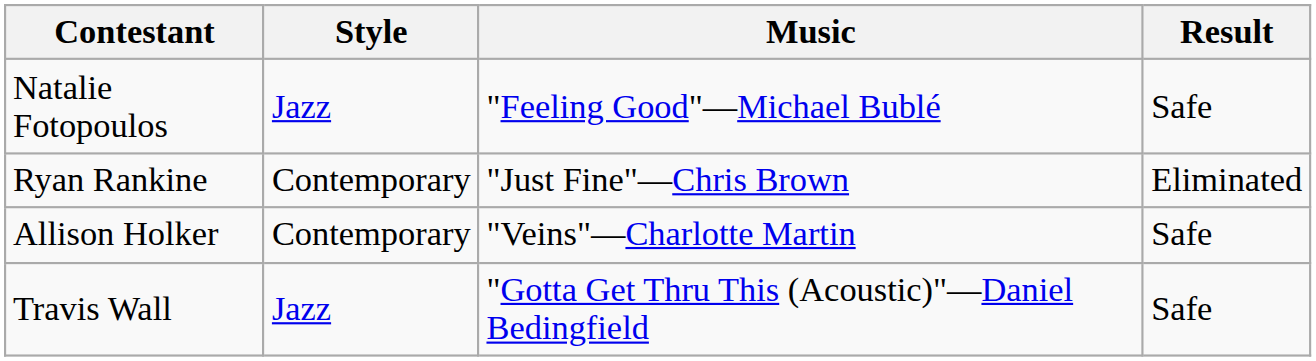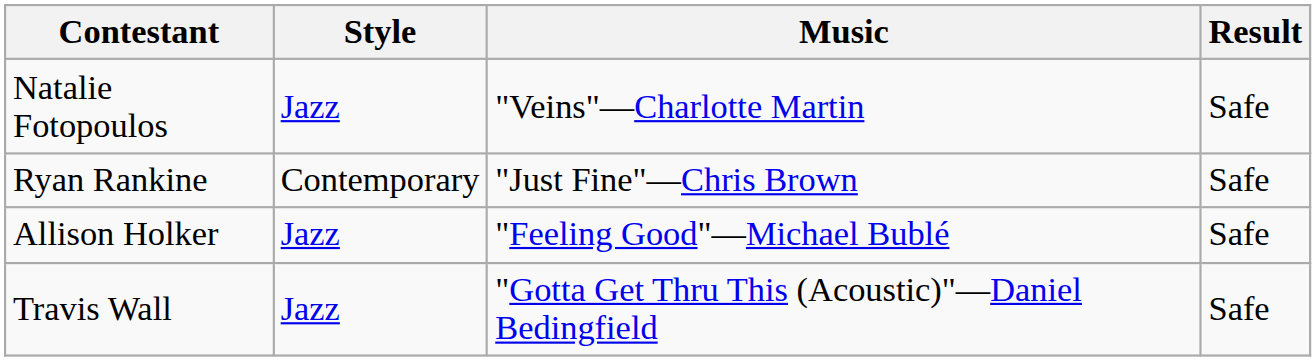(714, 105) "Feeling Good"—Michael Bublé -> (680, 105) "Veins"—Charlotte Martin
(1227, 179) Eliminated -> (1239, 179) Safe
(371, 234) Contemporary -> (310, 234) Jazz
(671, 234) "Veins"—Charlotte Martin -> (722, 234) "Feeling Good"—Michael Bublé
